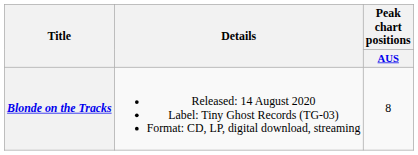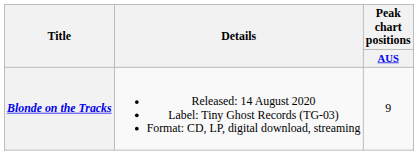(388, 108) 8 -> (388, 108) 9
